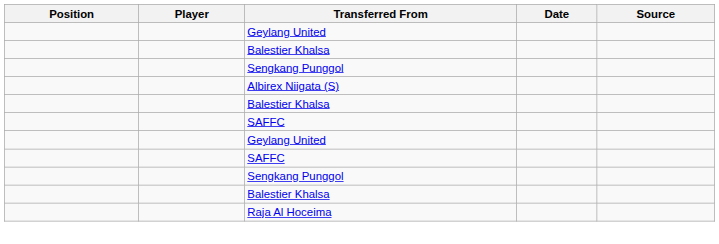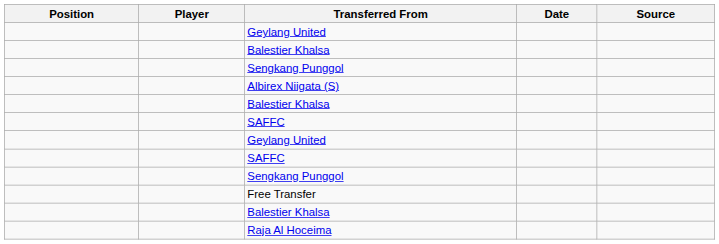+ row: (72, 194)
